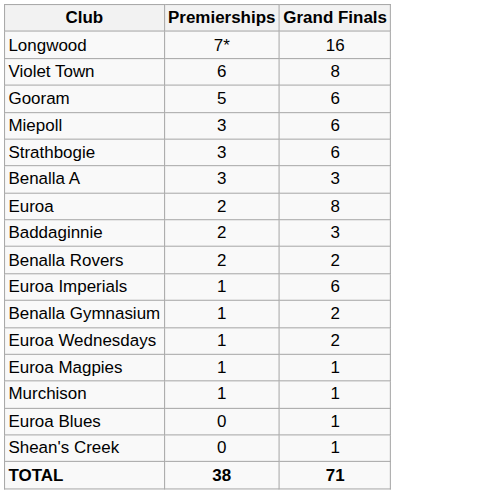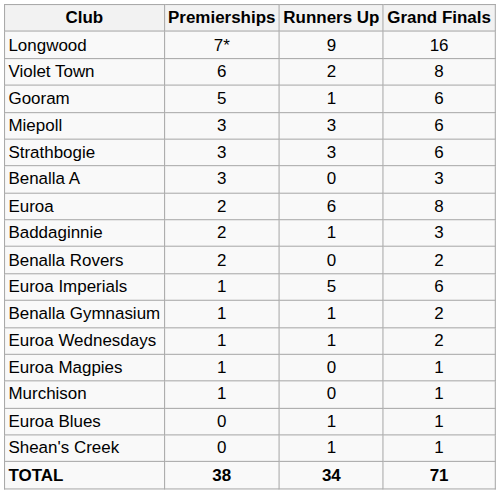+ column: (331, 17)
